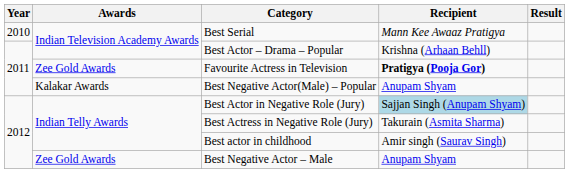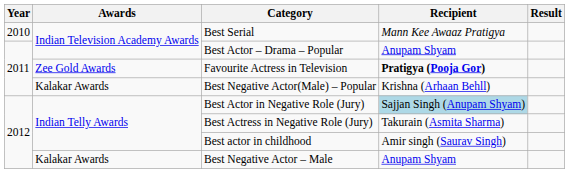(436, 50) Krishna (Arhaan Behll) -> (419, 50) Anupam Shyam
(419, 86) Anupam Shyam -> (436, 86) Krishna (Arhaan Behll)
(75, 159) Zee Gold Awards -> (72, 159) Kalakar Awards
